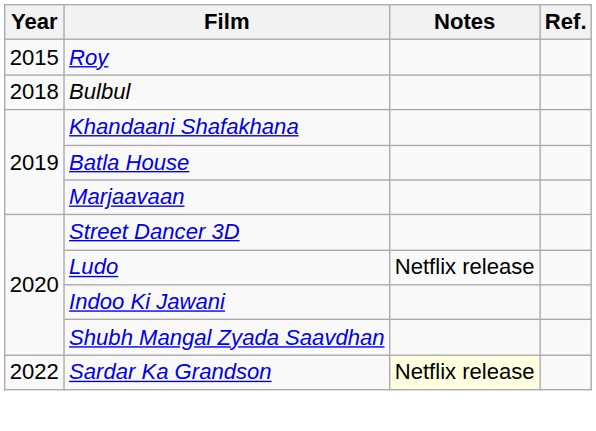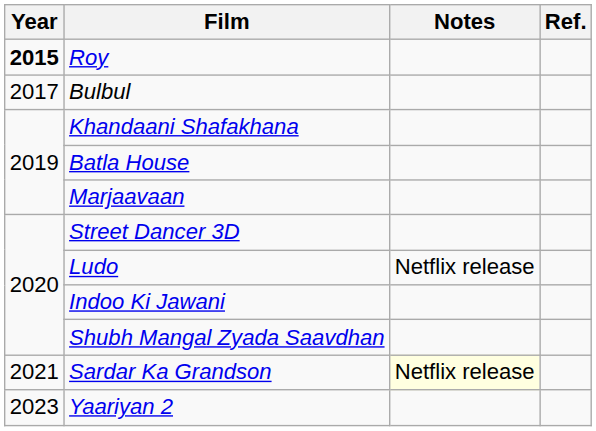(34, 57) normal -> (34, 57) bold
(34, 92) 2018 -> (34, 92) 2017
(34, 372) 2022 -> (34, 372) 2021
+ row: (121, 407)
